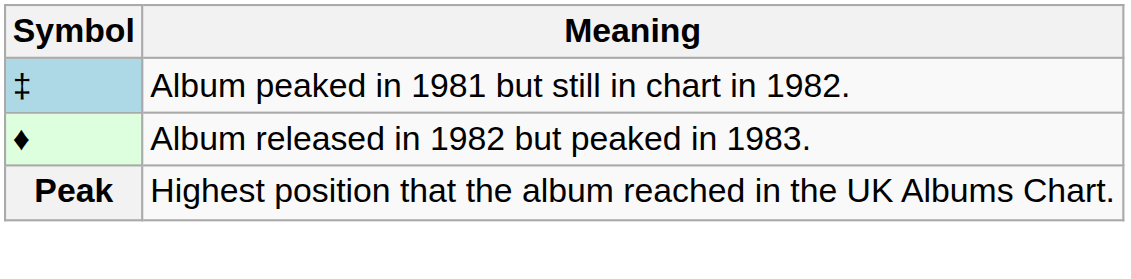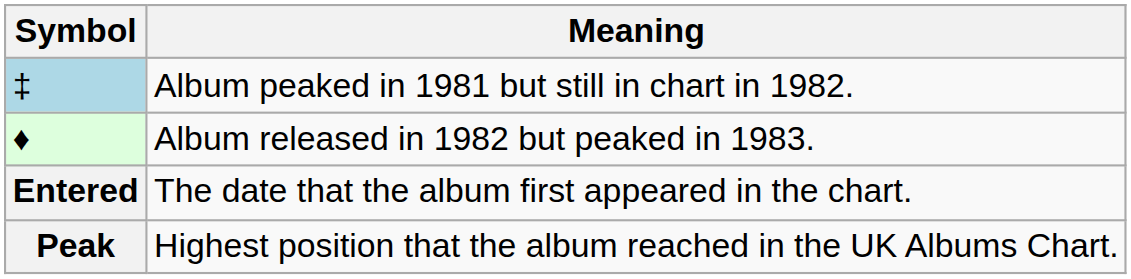+ row: (76, 191)
